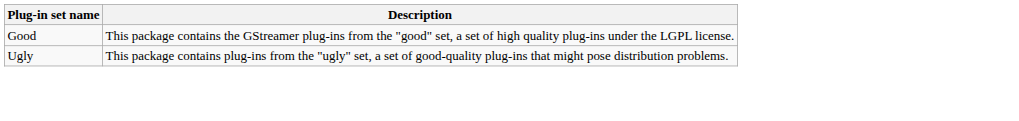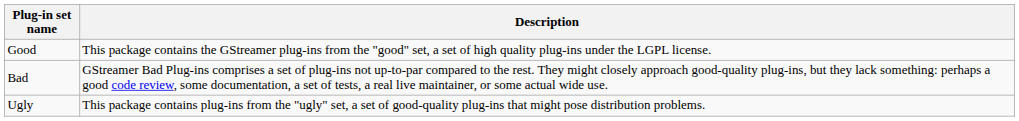+ row: (18, 77)
